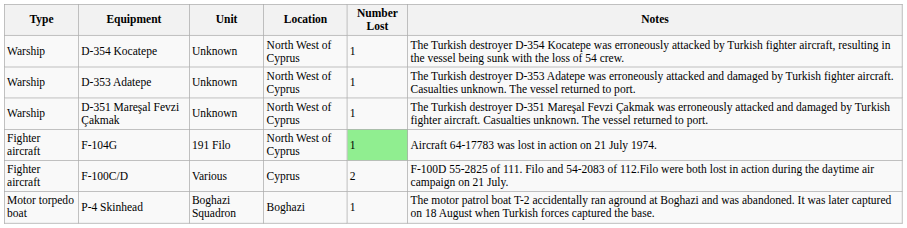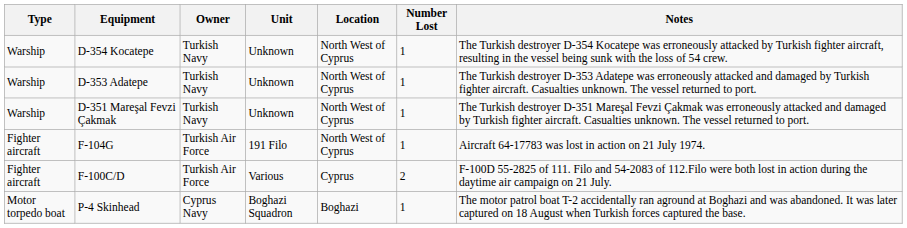+ column: (213, 20)
(353, 145) lightgreen background -> (403, 145) no background
